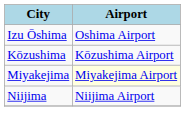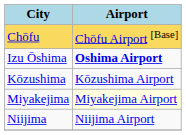+ row: (23, 36)
(115, 34) normal -> (119, 58) bold
